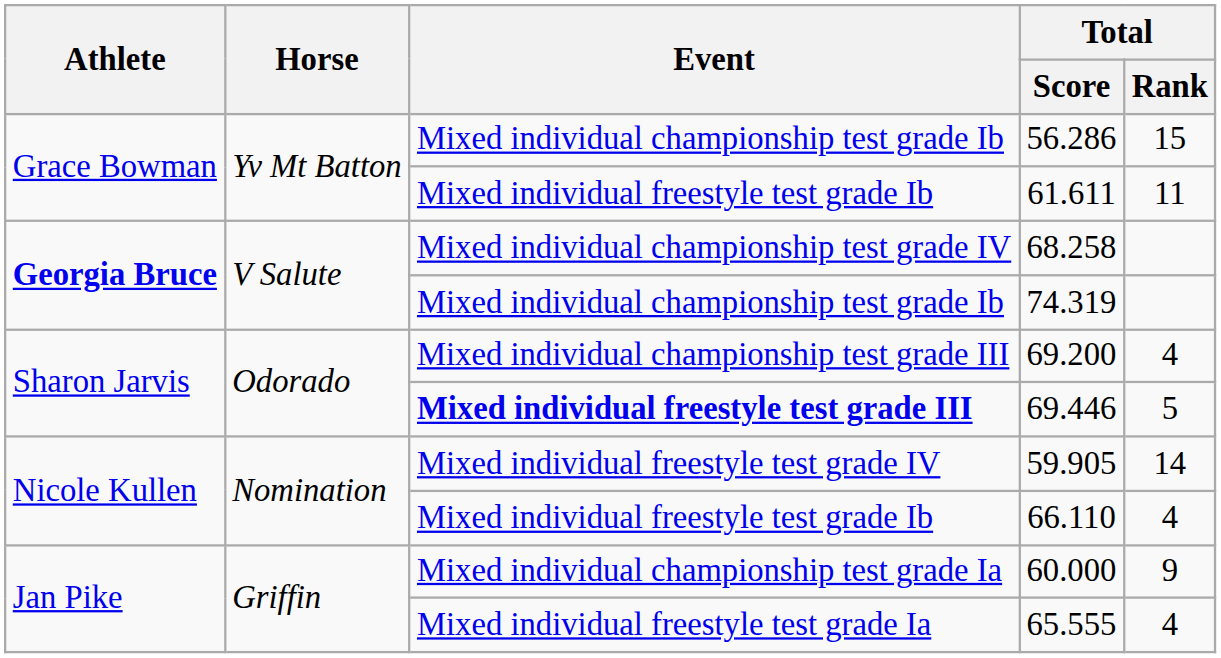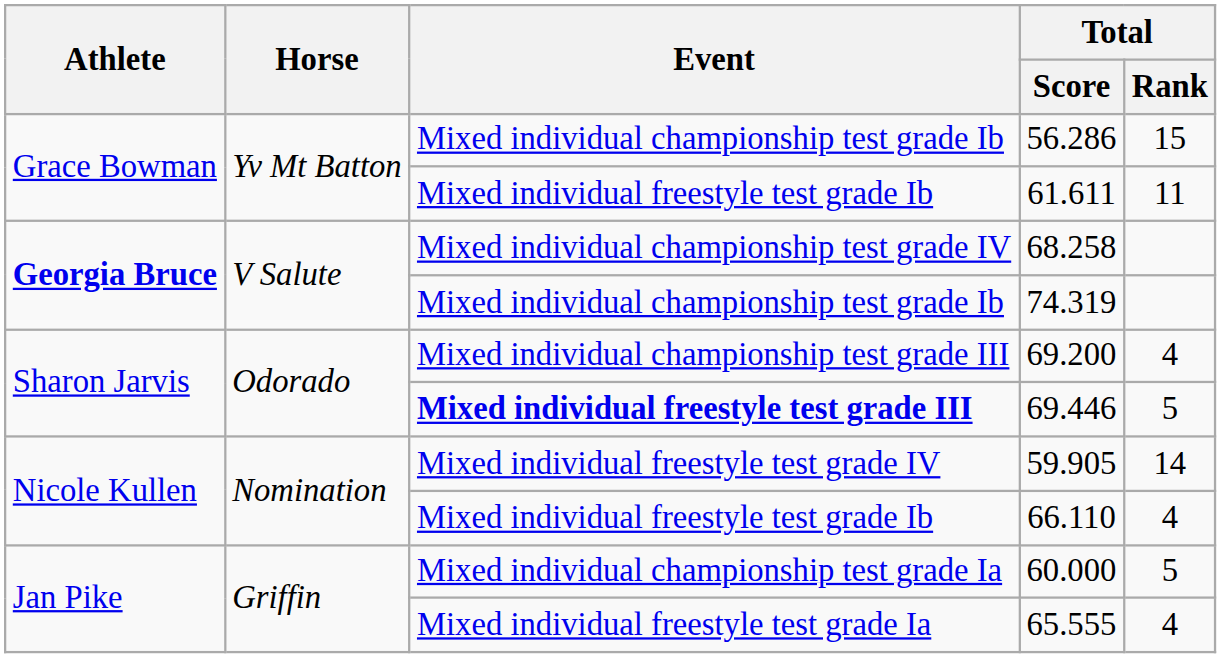(1170, 570) 9 -> (1170, 570) 5
